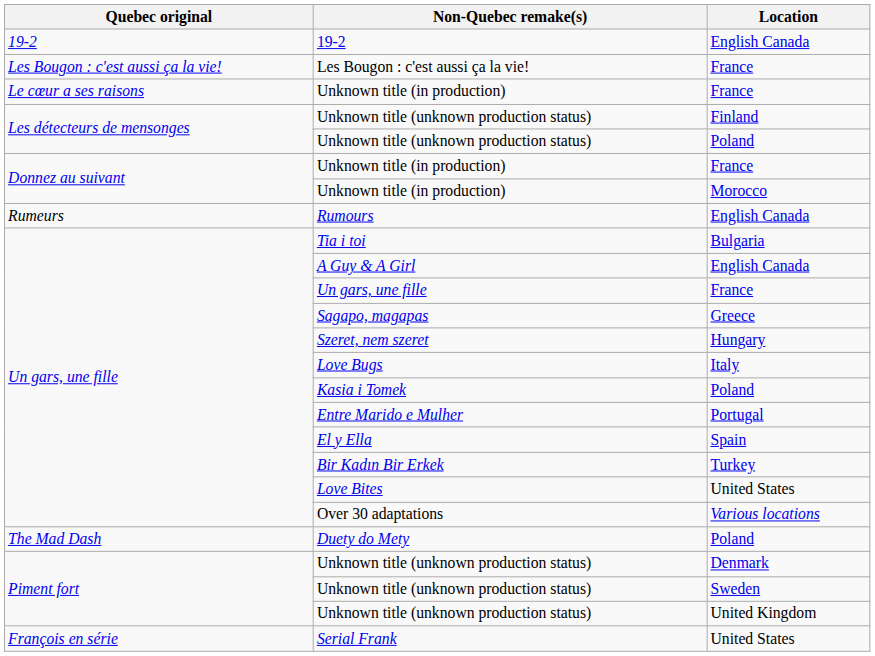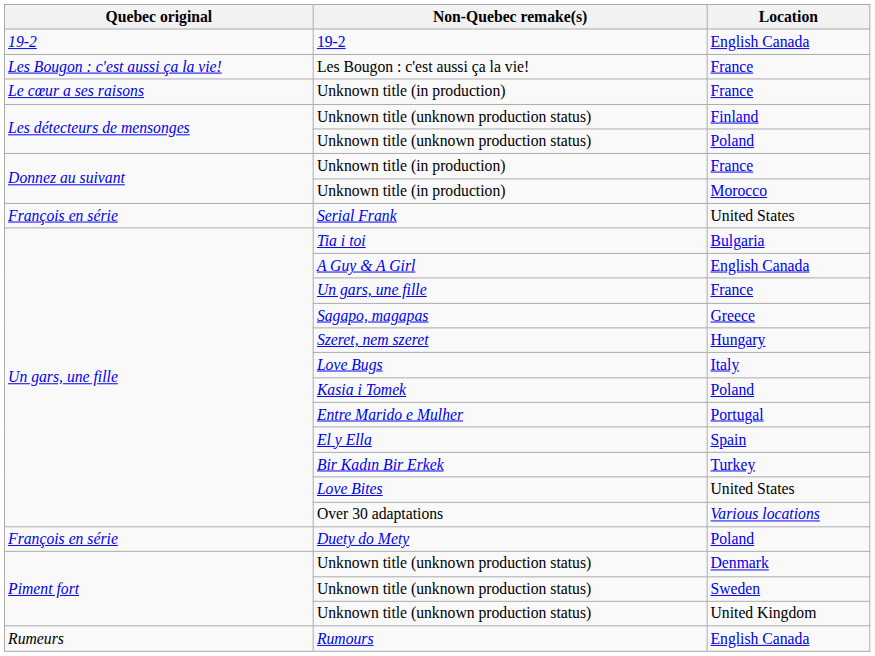rows swapped: (357, 638) <-> (345, 215)
(55, 539) The Mad Dash -> (63, 539) François en série
